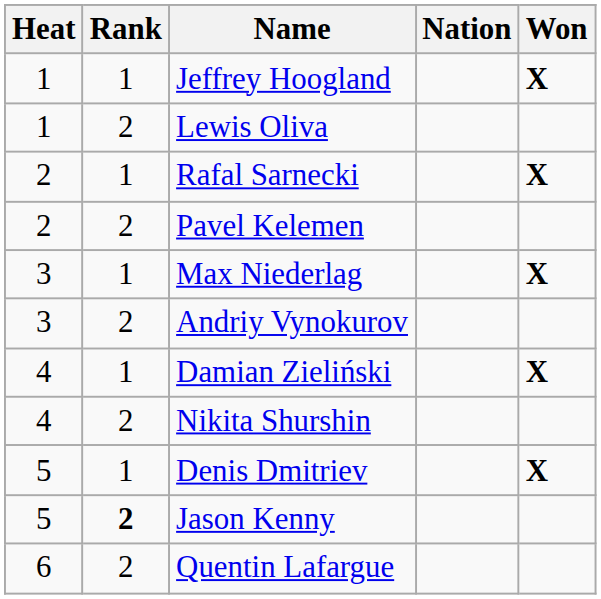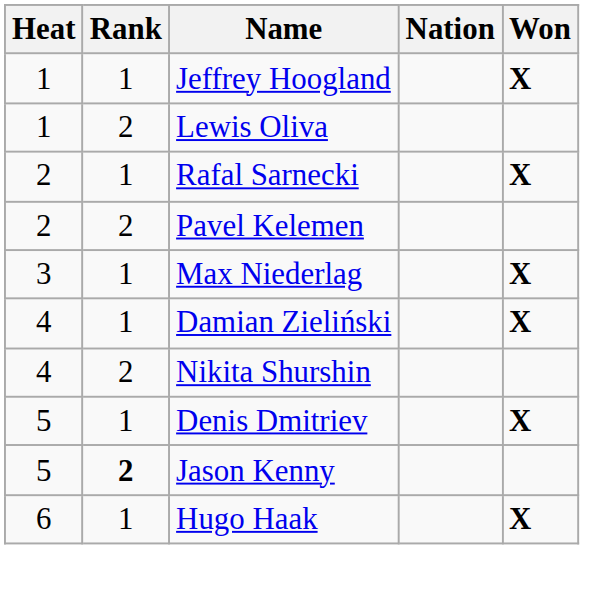- row: (292, 322)
+ row: (247, 518)
- row: (285, 567)
